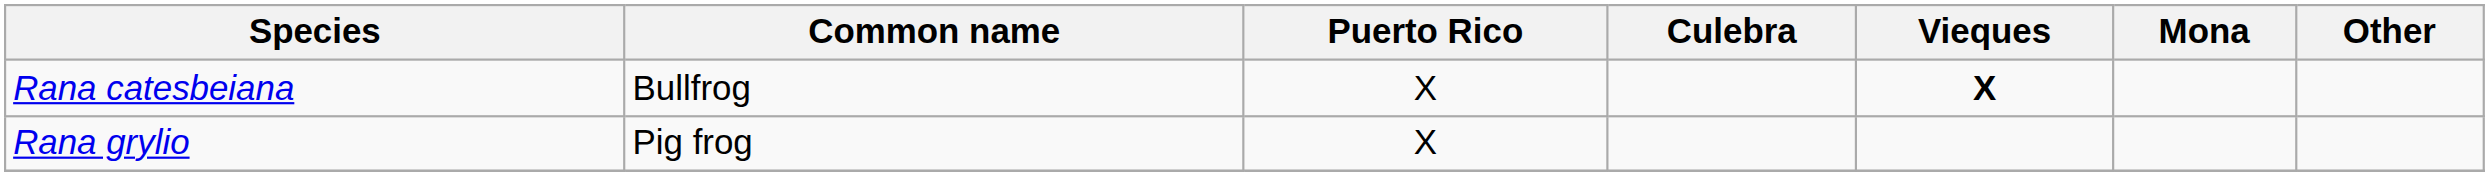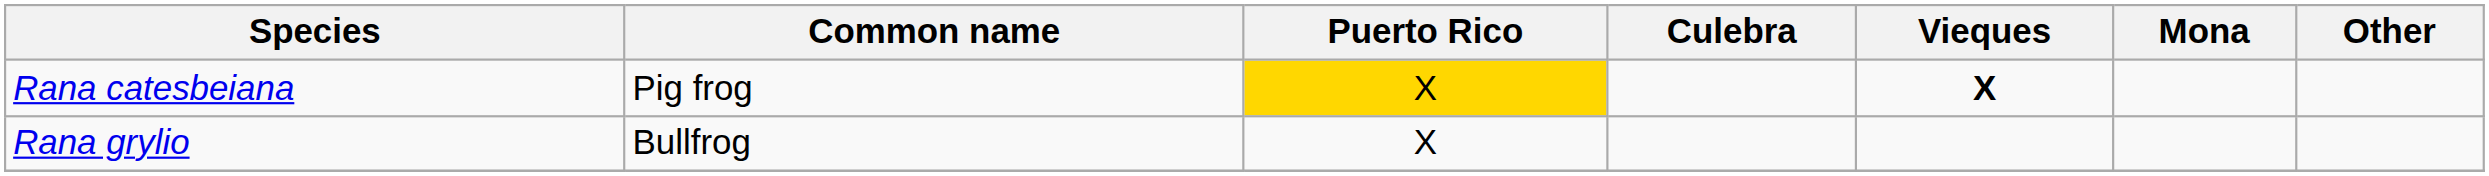(692, 87) Bullfrog -> (693, 87) Pig frog
(1425, 87) no background -> (1425, 87) gold background
(693, 142) Pig frog -> (692, 142) Bullfrog
